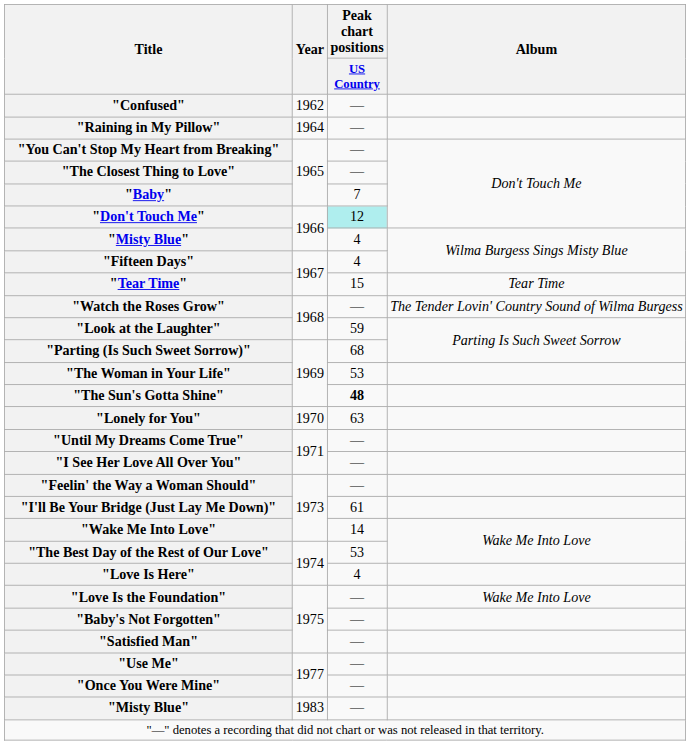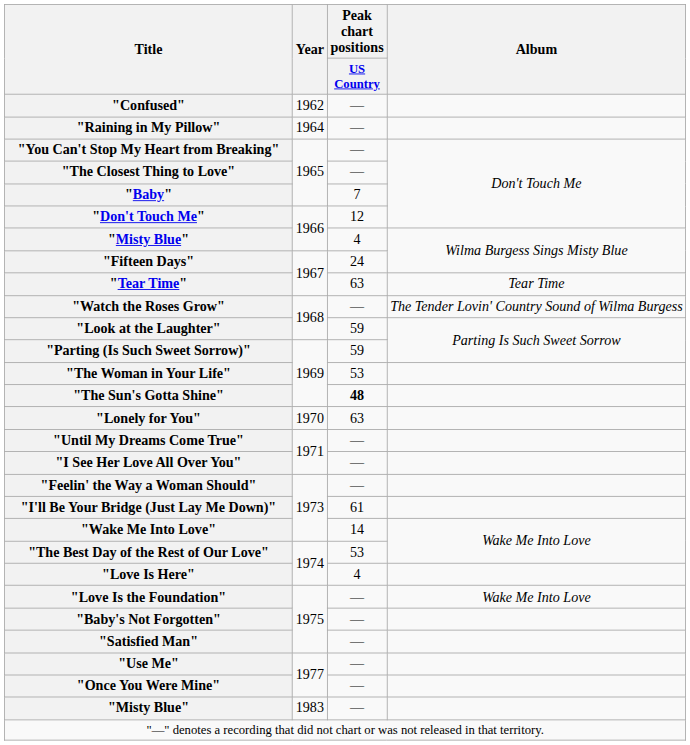(357, 217) paleturquoise background -> (357, 217) no background
(357, 261) 4 -> (357, 261) 24
(357, 284) 15 -> (357, 284) 63
(357, 351) 68 -> (357, 351) 59
